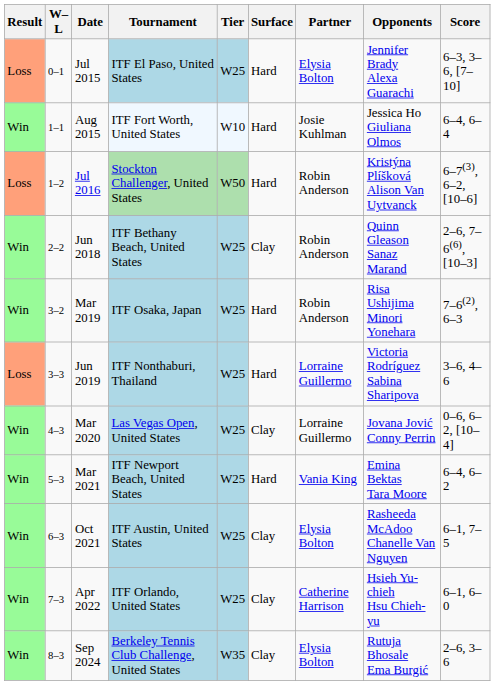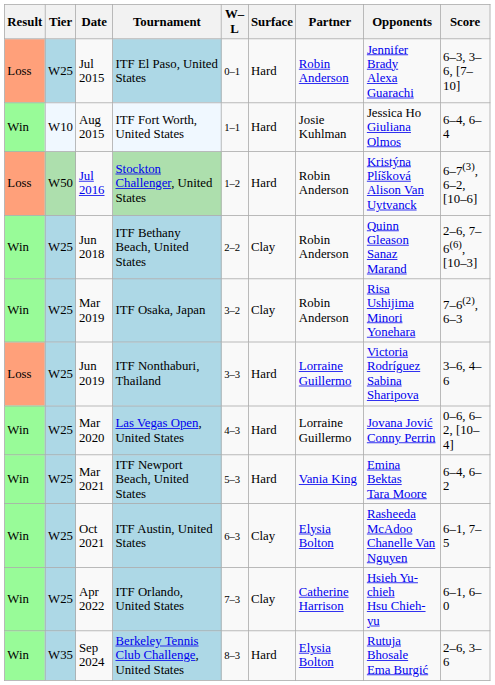columns swapped: (59, 21) <-> (233, 21)
(316, 70) Elysia Bolton -> (324, 70) Robin Anderson
(264, 310) Hard -> (263, 310) Clay
(263, 430) Clay -> (264, 430) Hard
(263, 655) Clay -> (264, 655) Hard
